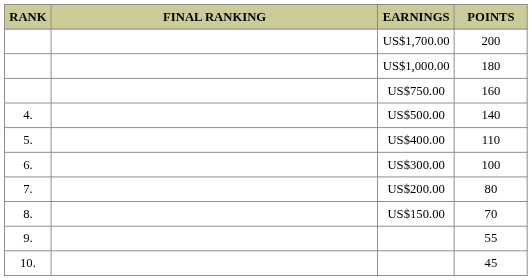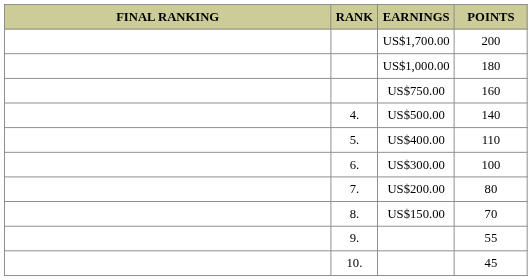columns swapped: (28, 16) <-> (215, 16)
